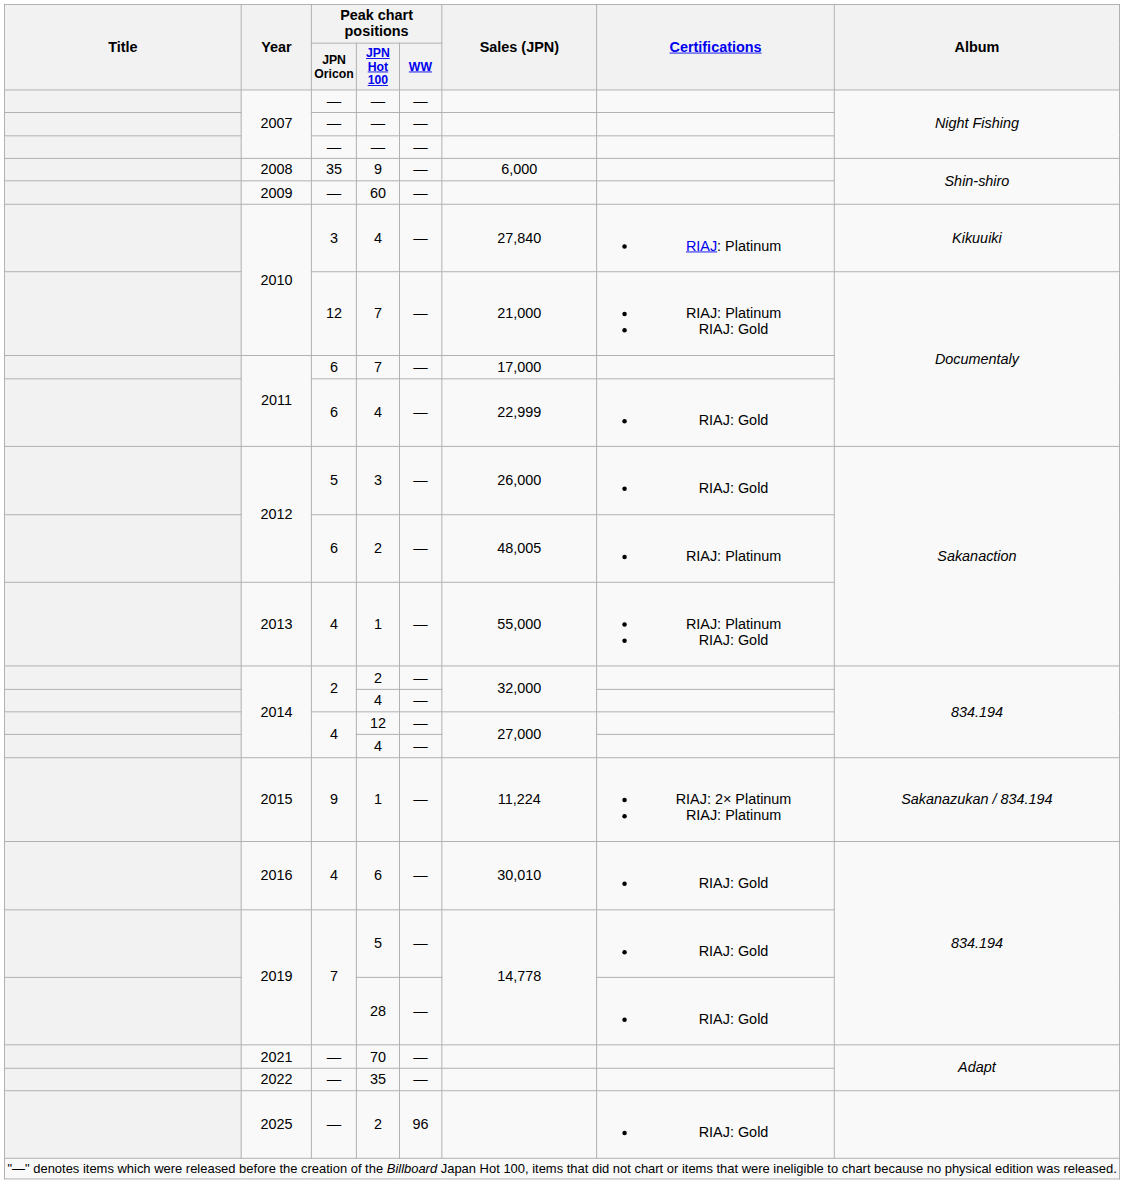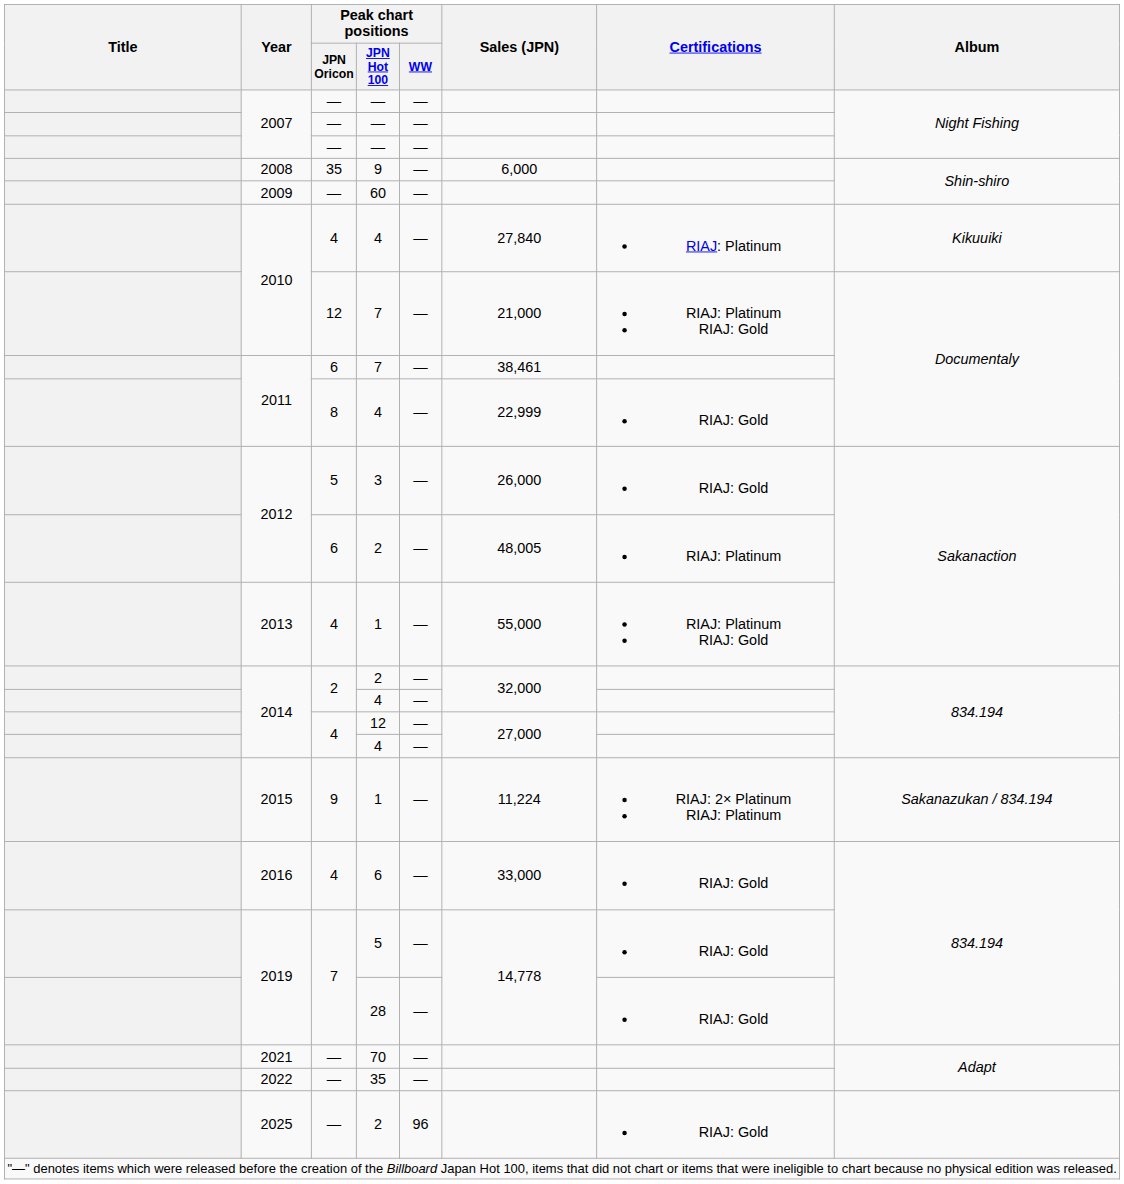(334, 237) 3 -> (334, 237) 4
(519, 367) 17,000 -> (519, 367) 38,461
(334, 412) 6 -> (334, 412) 8
(519, 875) 30,010 -> (519, 875) 33,000
